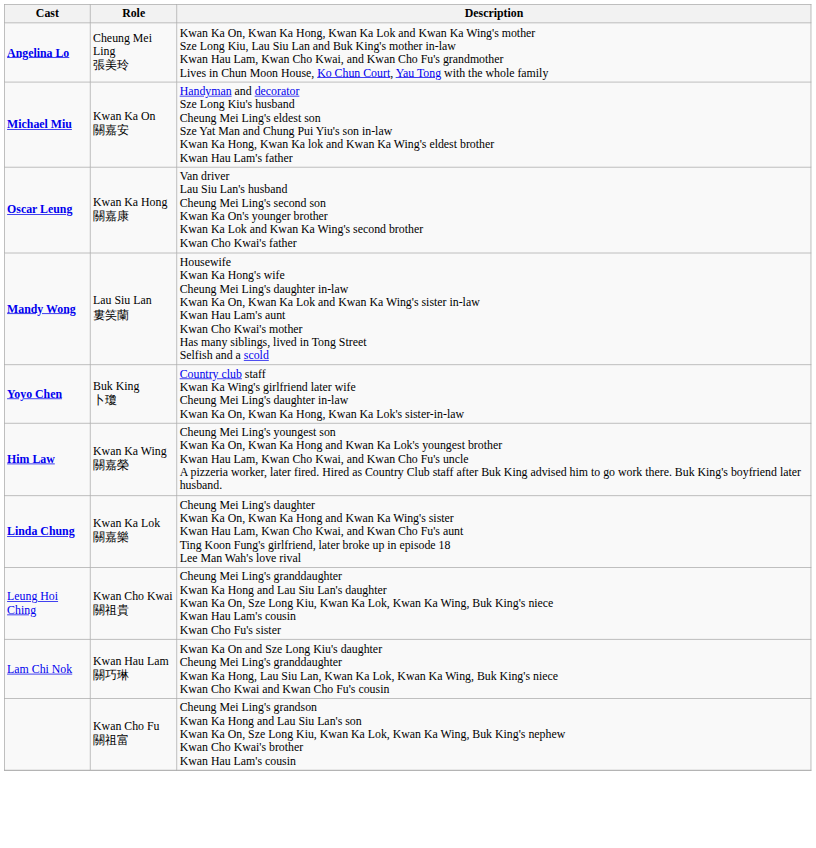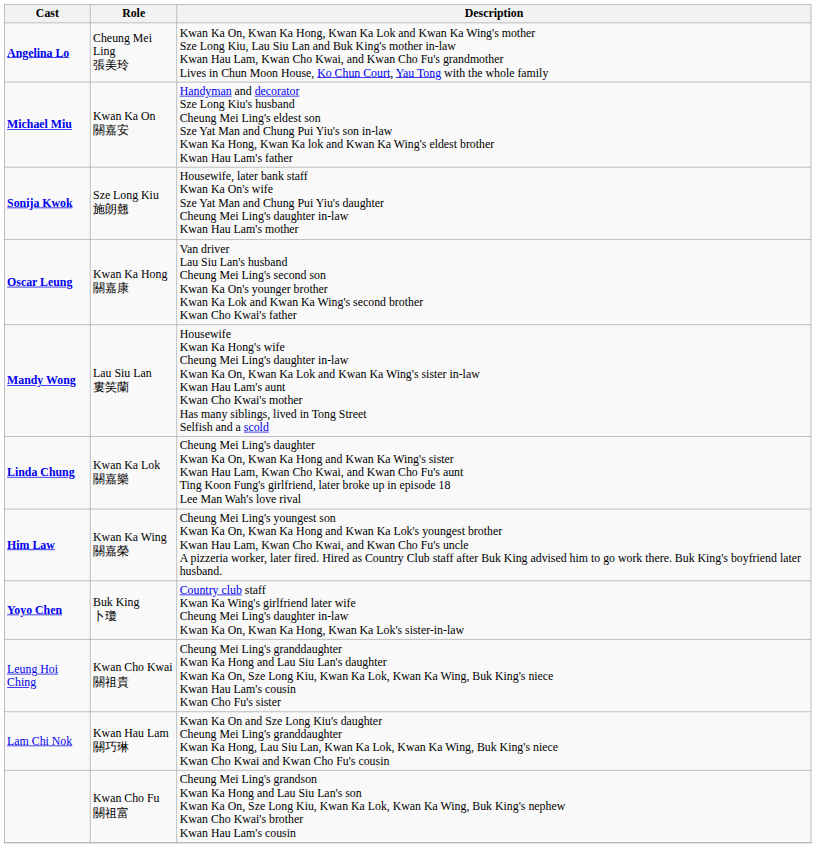+ row: (40, 203)
rows swapped: (41, 531) <-> (35, 394)
